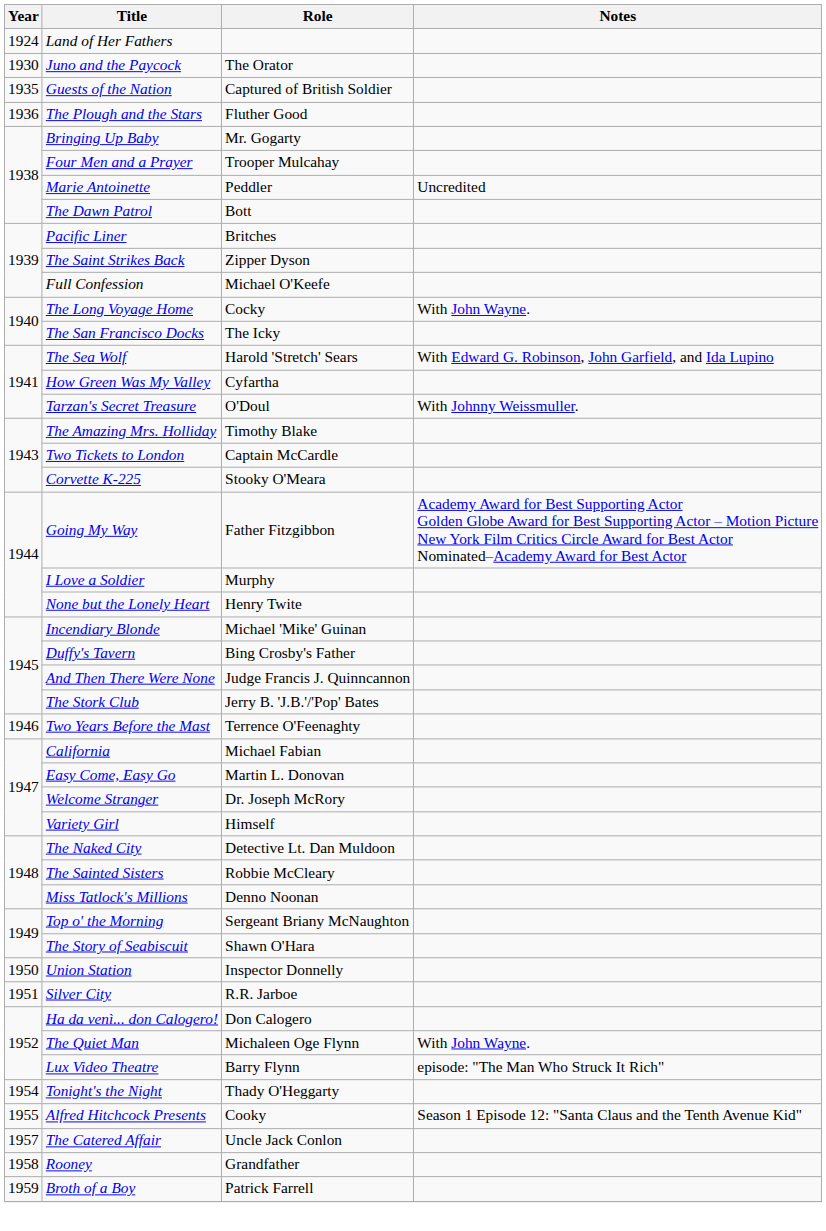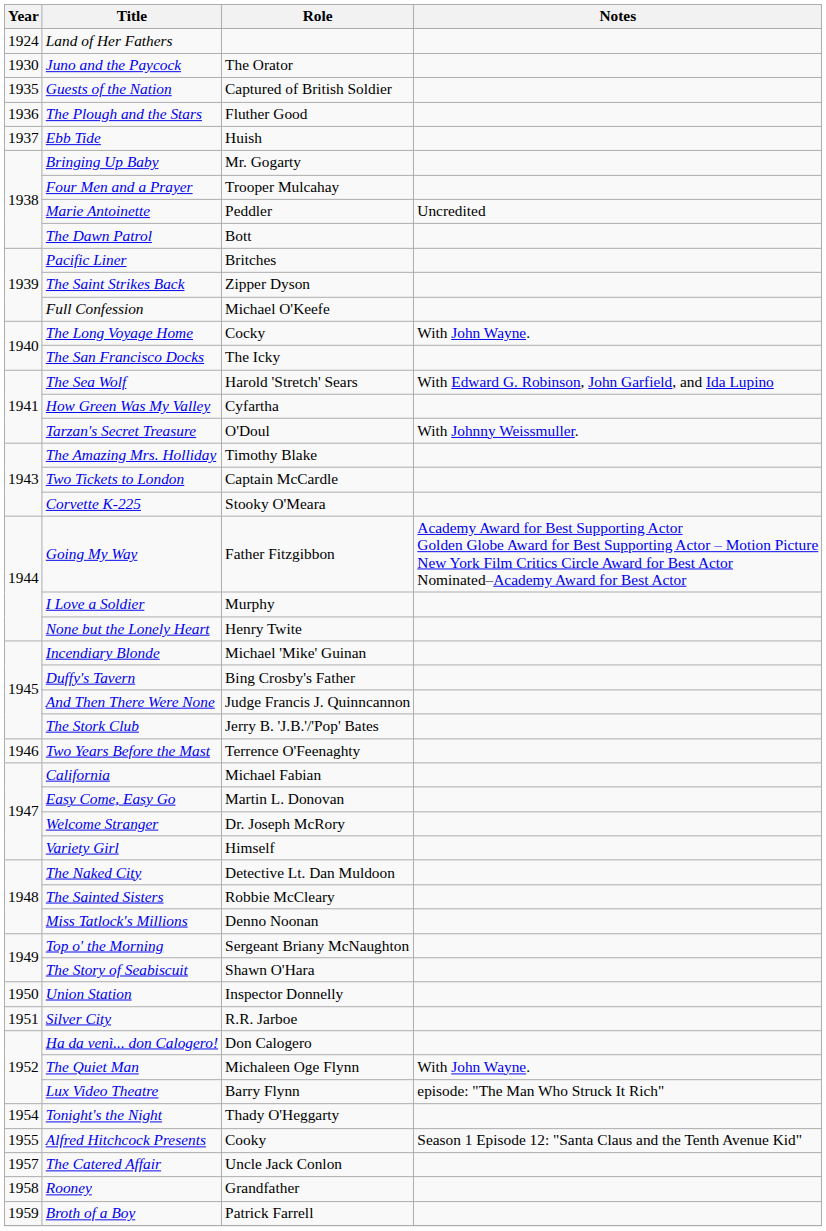+ row: (73, 138)
